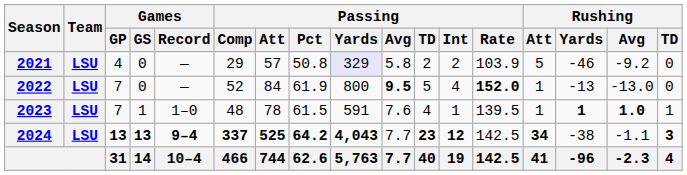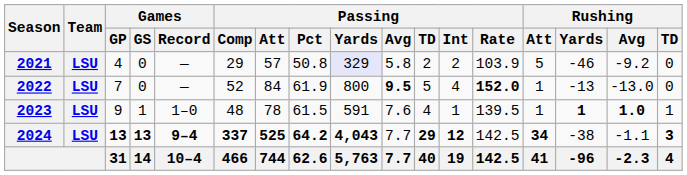(118, 111) 7 -> (118, 111) 9
(427, 135) 23 -> (427, 135) 29
